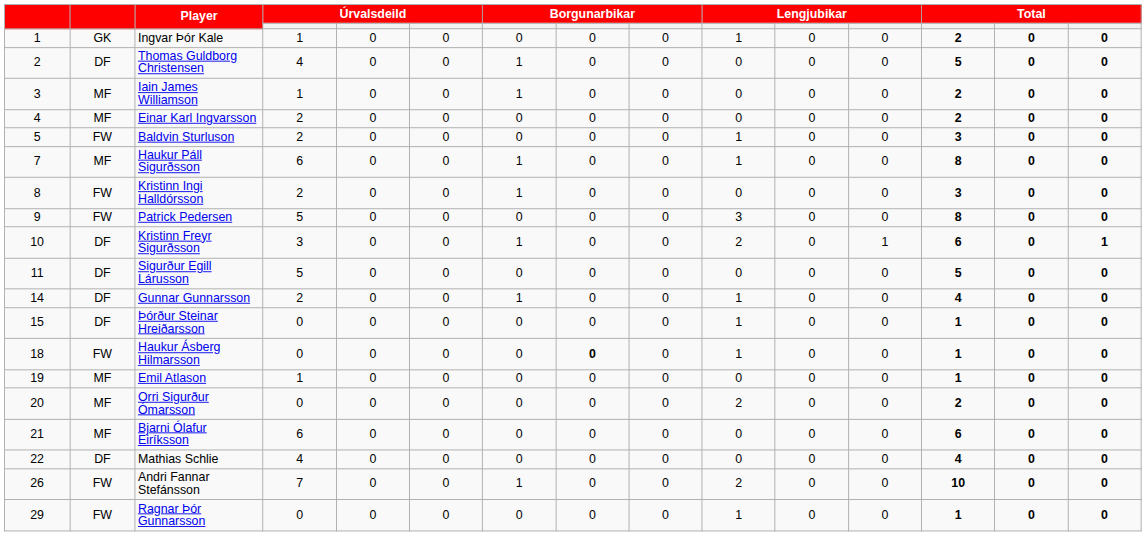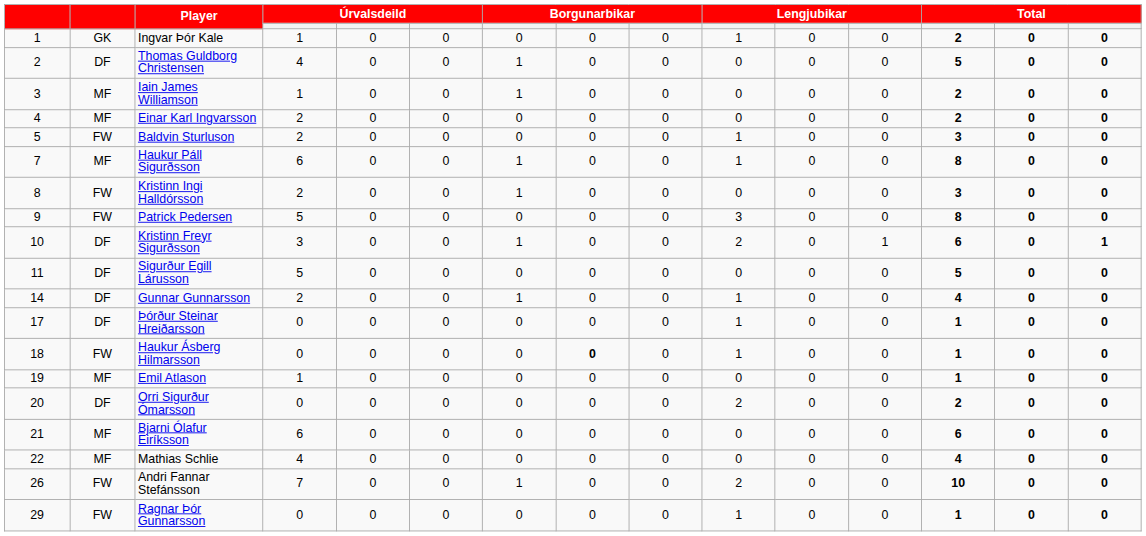(37, 322) 15 -> (37, 322) 17
(102, 403) MF -> (102, 403) DF
(102, 458) DF -> (102, 458) MF
